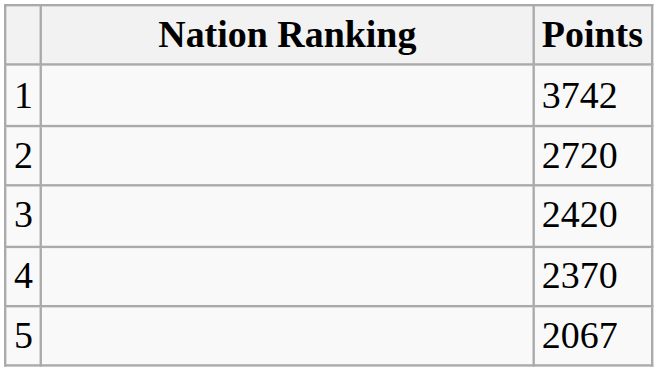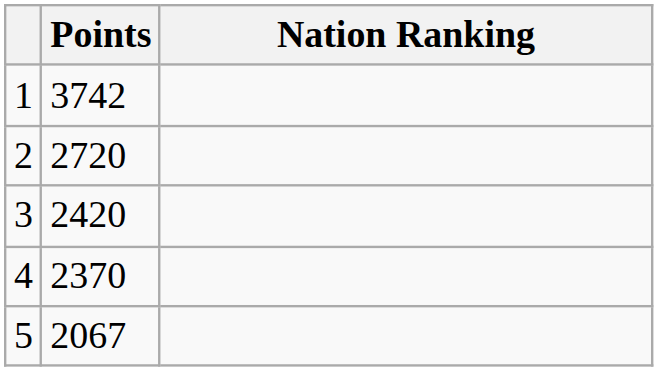columns swapped: (287, 34) <-> (592, 34)
